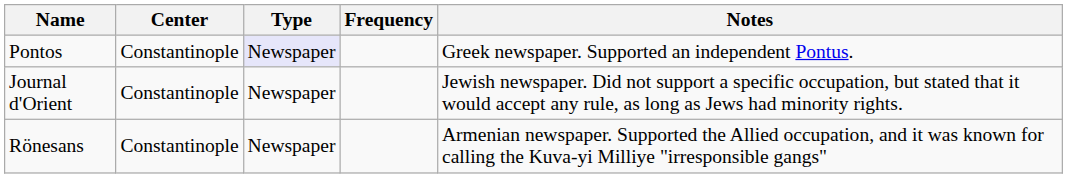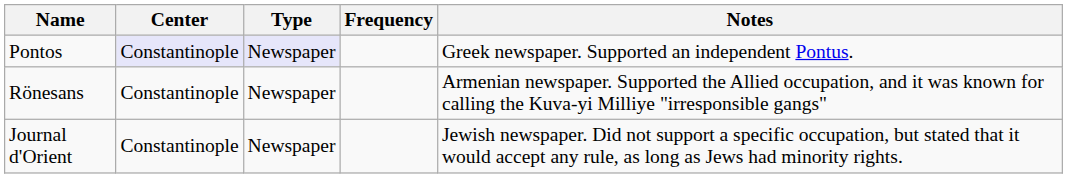(180, 50) no background -> (180, 50) lavender background
rows swapped: (47, 145) <-> (41, 92)
